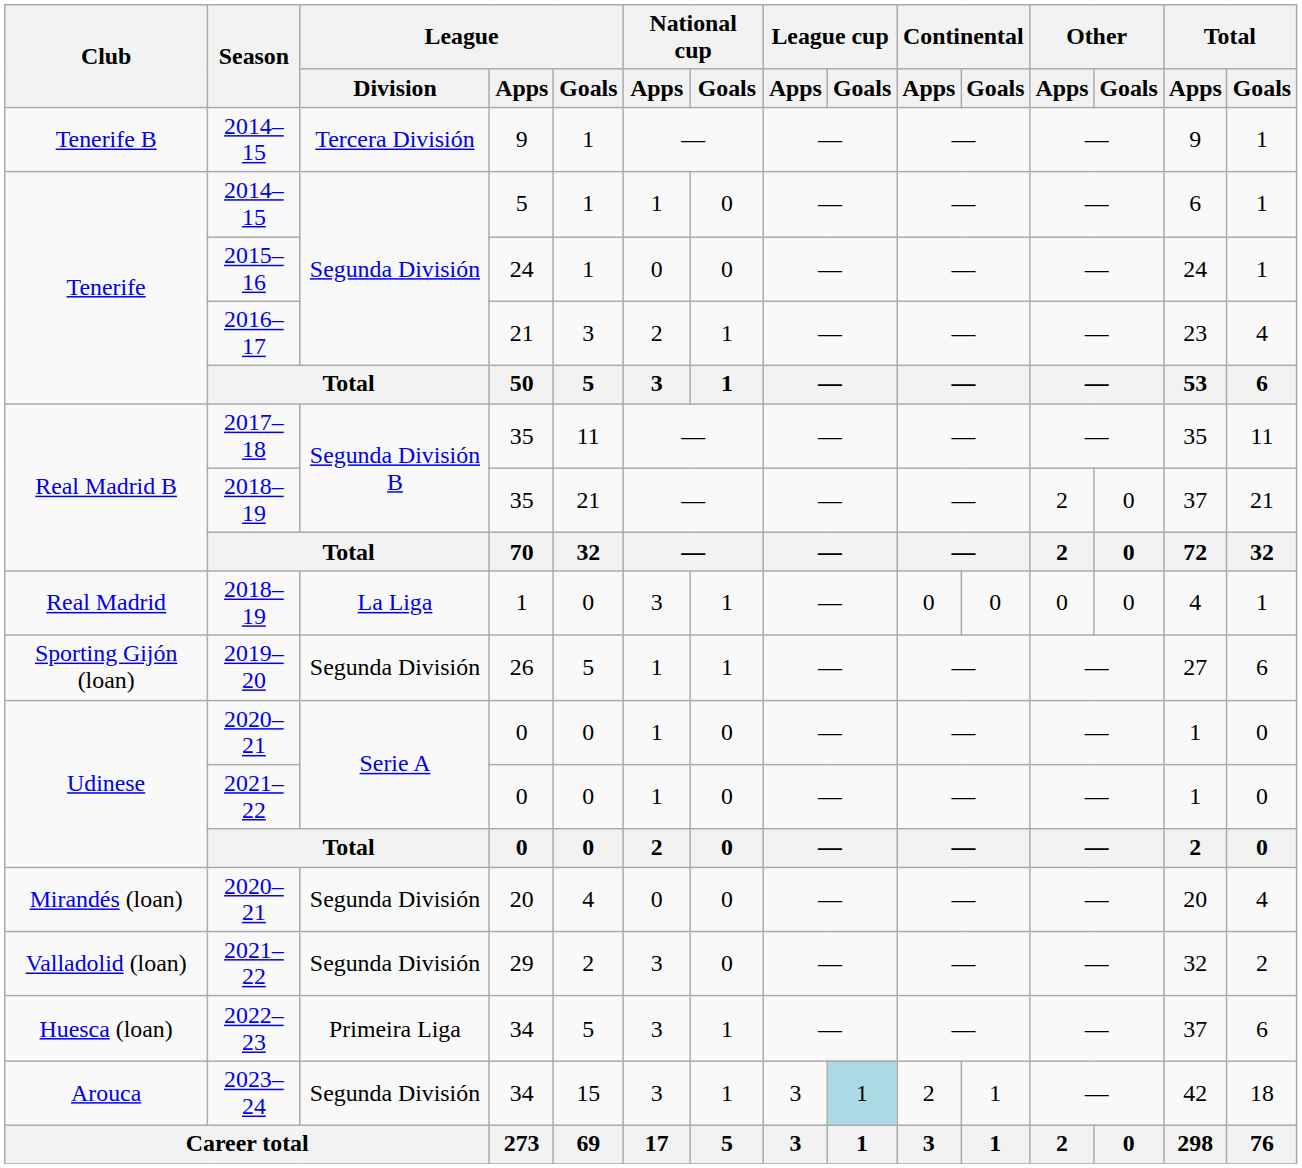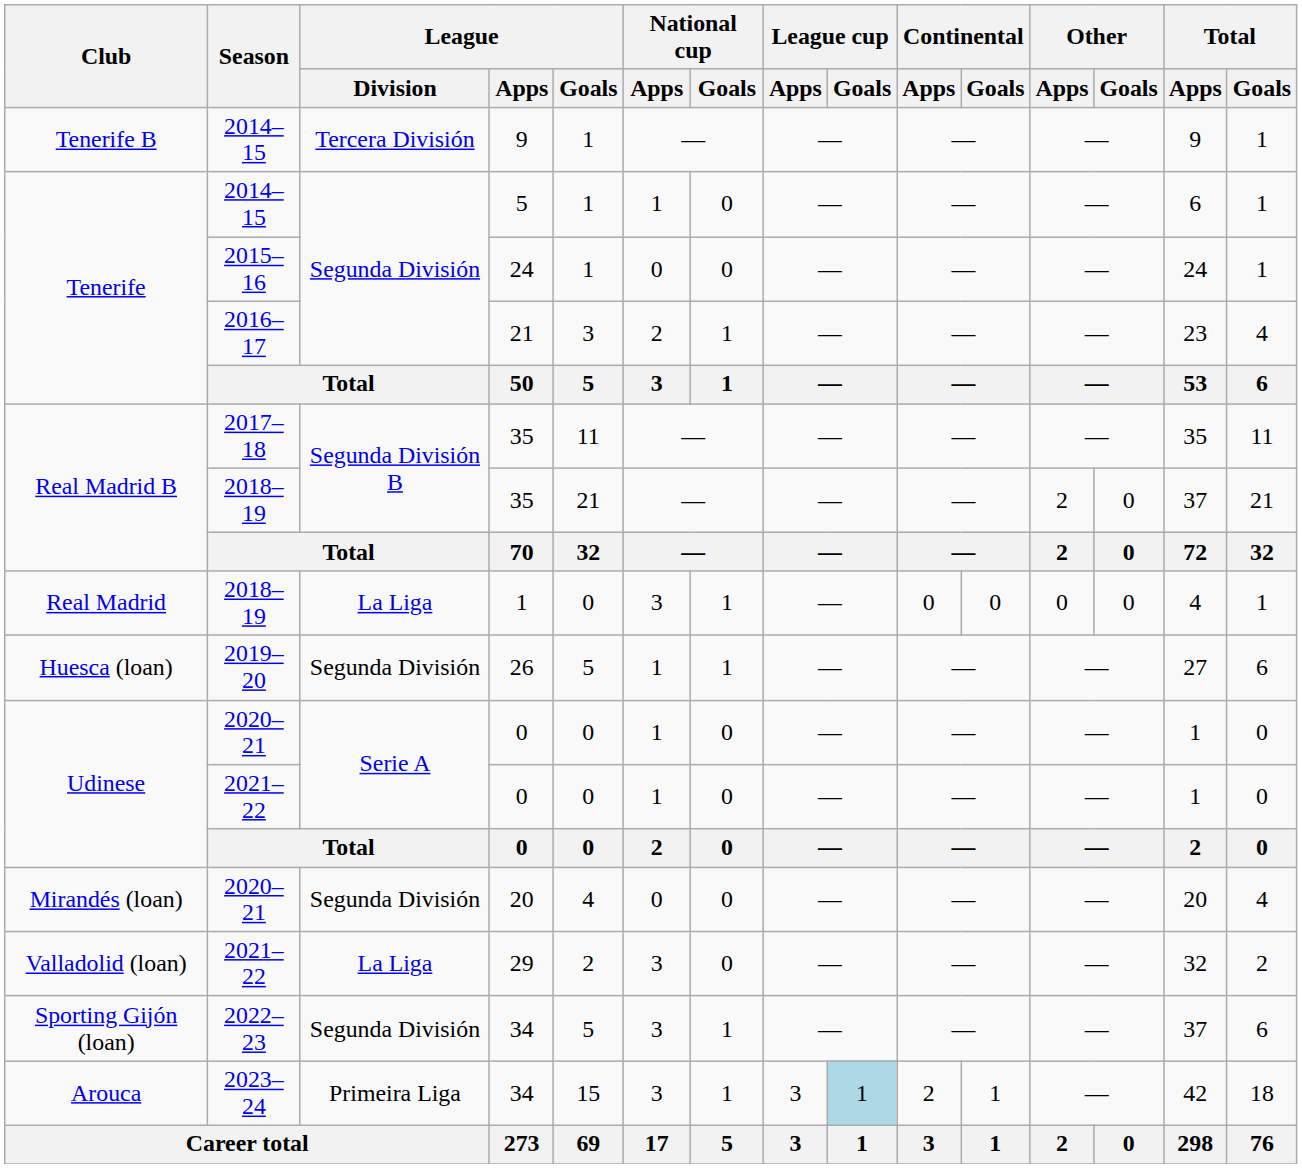(106, 667) Sporting Gijón (loan) -> (106, 667) Huesca (loan)
(395, 963) Segunda División -> (395, 963) La Liga
(106, 1028) Huesca (loan) -> (106, 1028) Sporting Gijón (loan)
(395, 1028) Primeira Liga -> (395, 1028) Segunda División
(395, 1092) Segunda División -> (395, 1092) Primeira Liga
